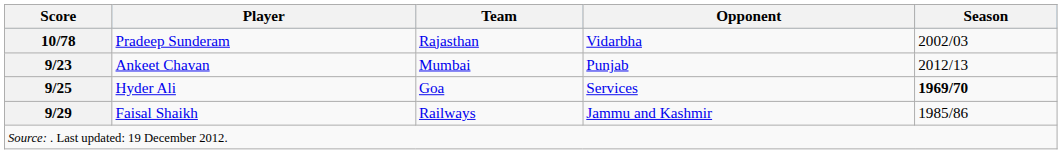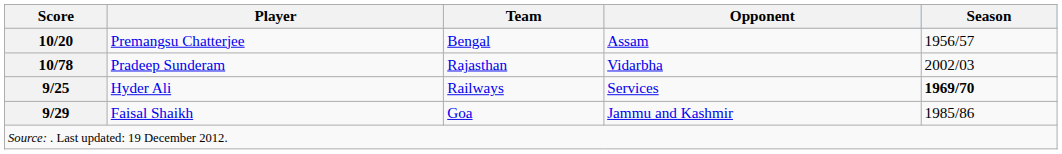+ row: (178, 40)
- row: (163, 64)
(432, 88) Goa -> (476, 88) Railways
(447, 112) Railways -> (460, 112) Goa
